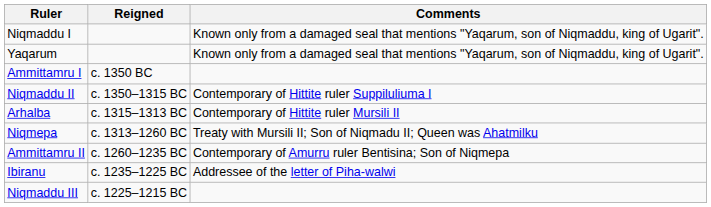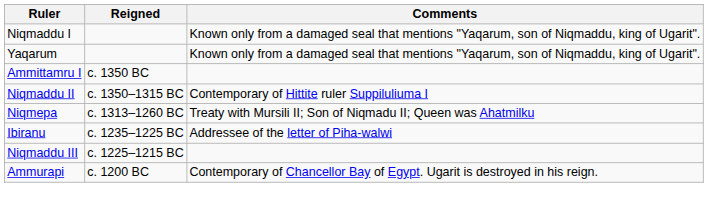- row: (29, 113)
- row: (46, 152)
+ row: (36, 172)
